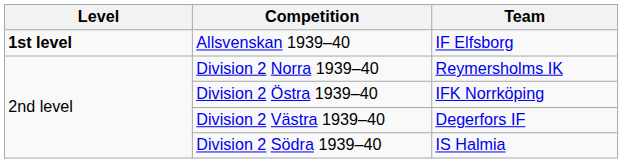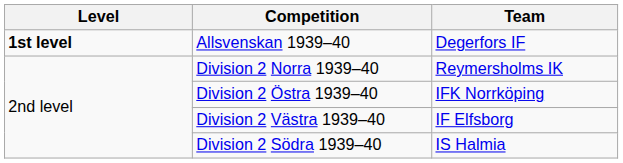(475, 42) IF Elfsborg -> (480, 42) Degerfors IF
(480, 119) Degerfors IF -> (475, 119) IF Elfsborg
